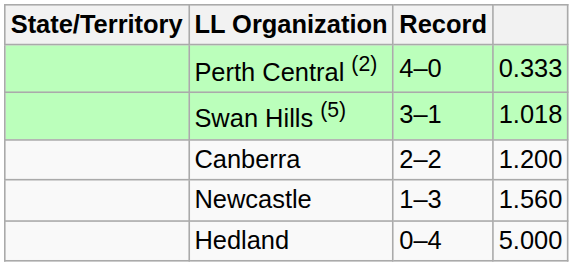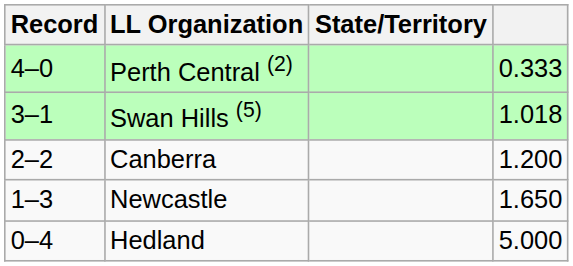columns swapped: (97, 24) <-> (443, 24)
(531, 199) 1.560 -> (531, 199) 1.650
